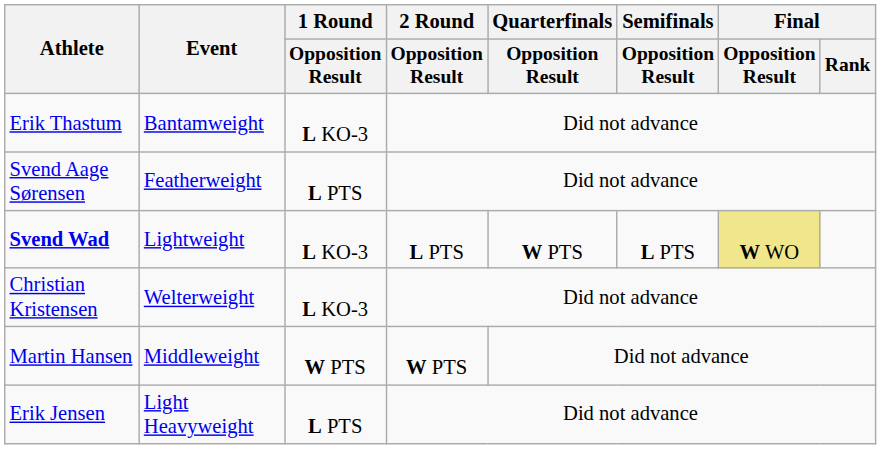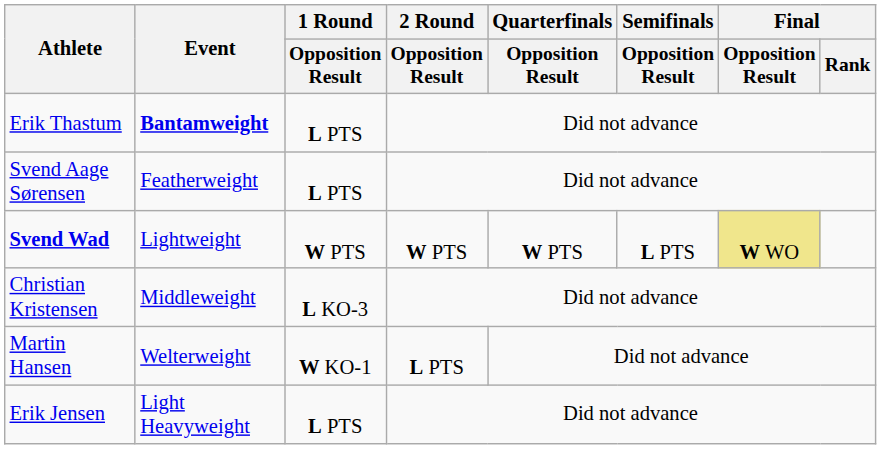(204, 122) normal -> (204, 122) bold
(335, 135) L KO-3 -> (335, 135) L PTS
(335, 251) L KO-3 -> (335, 251) W PTS
(437, 251) L PTS -> (437, 251) W PTS
(199, 297) Welterweight -> (198, 297) Middleweight
(202, 356) Middleweight -> (195, 356) Welterweight
(335, 368) W PTS -> (335, 368) W KO-1
(437, 368) W PTS -> (437, 368) L PTS
